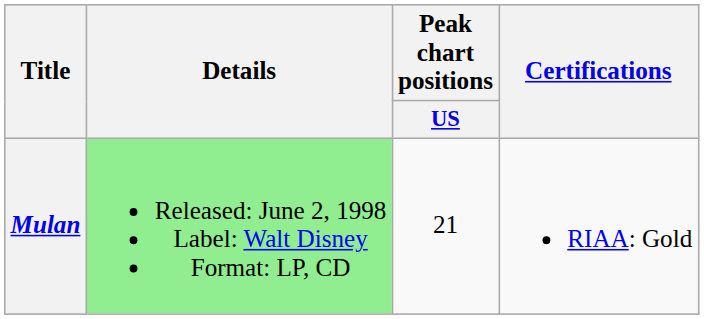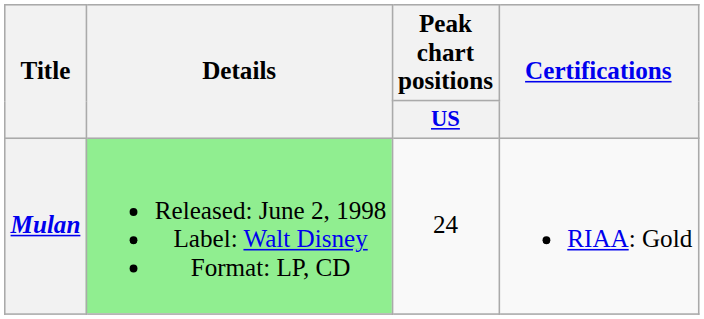(445, 225) 21 -> (445, 225) 24
